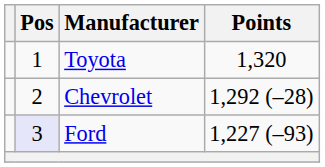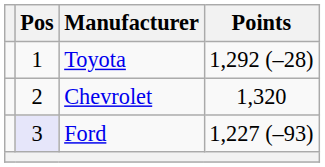(261, 59) 1,320 -> (261, 59) 1,292 (–28)
(261, 96) 1,292 (–28) -> (261, 96) 1,320
